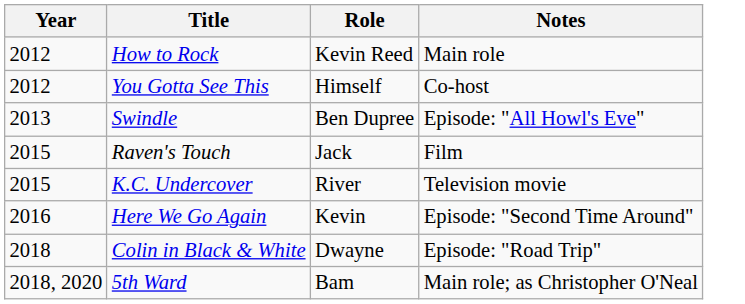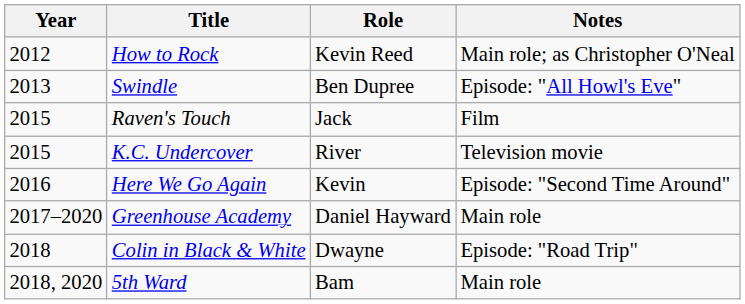(464, 53) Main role -> (598, 53) Main role; as Christopher O'Neal
- row: (190, 86)
+ row: (201, 217)
(561, 282) Main role; as Christopher O'Neal -> (501, 282) Main role
